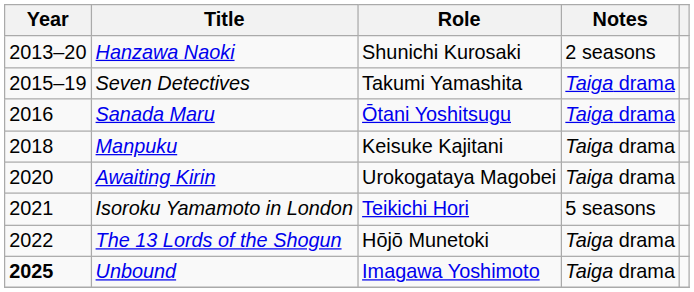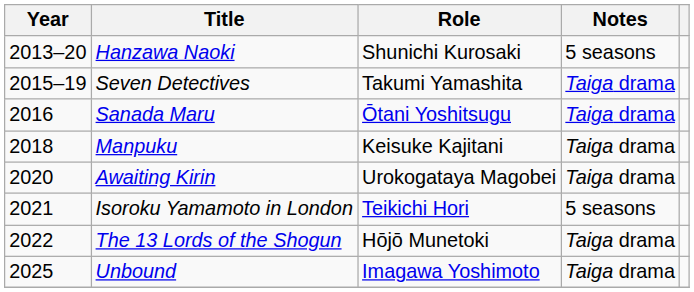(611, 51) 2 seasons -> (611, 51) 5 seasons
(31, 271) bold -> (31, 271) normal
